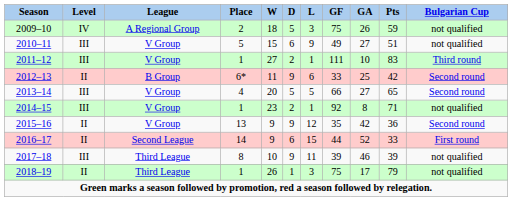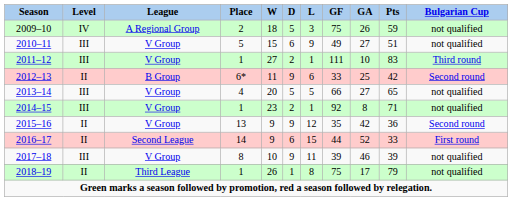(457, 92) Second round -> (457, 92) not qualified
(163, 156) Third League -> (163, 156) V Group
(311, 172) 3 -> (311, 172) 8
